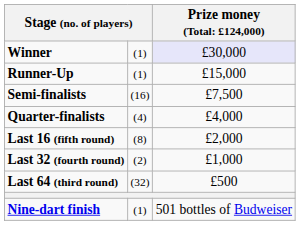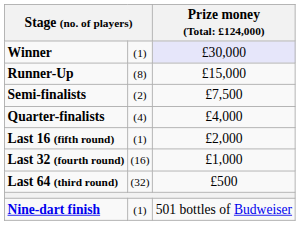(140, 74) (1) -> (140, 74) (8)
(140, 96) (16) -> (140, 96) (2)
(140, 139) (8) -> (140, 139) (1)
(140, 160) (2) -> (140, 160) (16)
